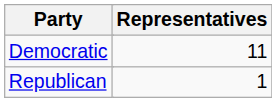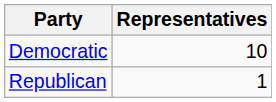(257, 50) 11 -> (257, 50) 10
